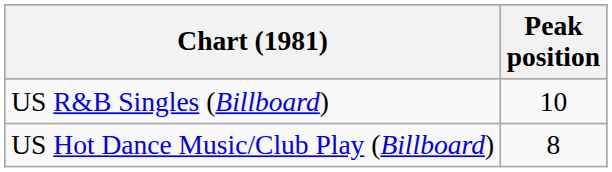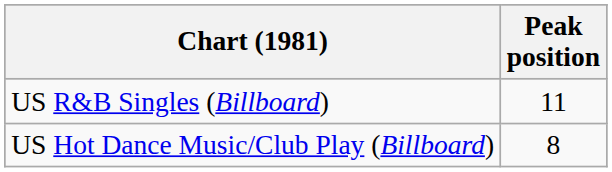(553, 100) 10 -> (553, 100) 11
